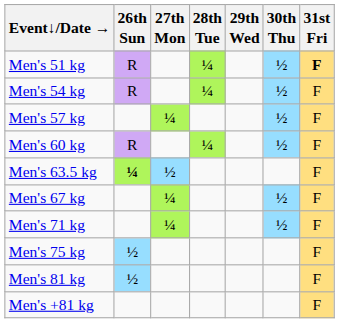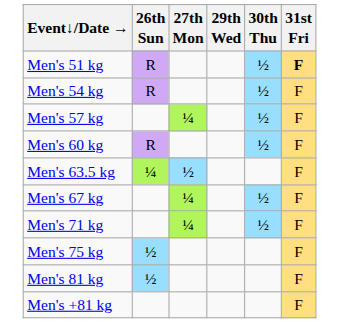- column: (207, 28)
(132, 171) bold -> (151, 171) normal
